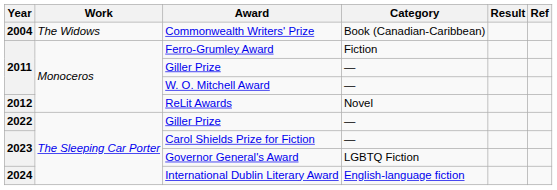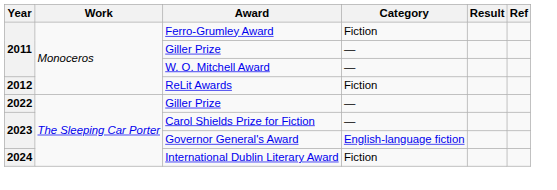- row: (20, 31)
(358, 103) Novel -> (361, 85) Fiction
(381, 157) LGBTQ Fiction -> (404, 139) English-language fiction
(404, 175) English-language fiction -> (361, 157) Fiction
